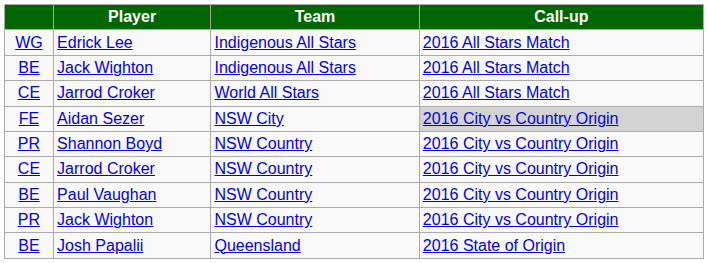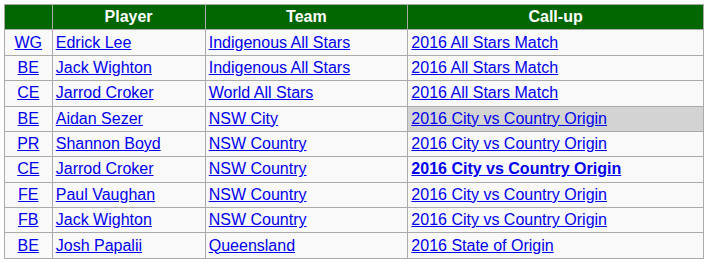(29, 118) FE -> (28, 118) BE
(521, 169) normal -> (516, 169) bold
(29, 194) BE -> (28, 194) FE
(29, 220) PR -> (28, 220) FB
